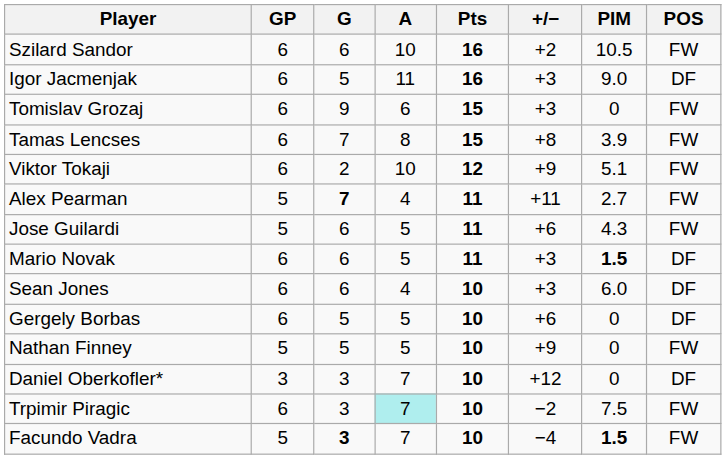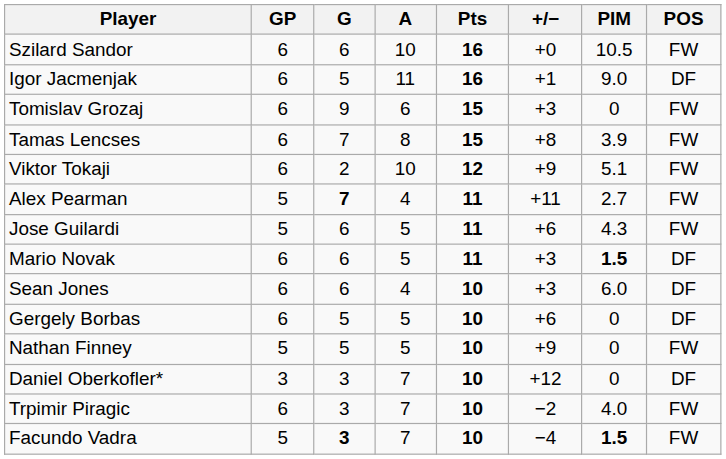(546, 49) +2 -> (546, 49) +0
(546, 79) +3 -> (546, 79) +1
(405, 408) paleturquoise background -> (405, 408) no background
(614, 408) 7.5 -> (614, 408) 4.0
